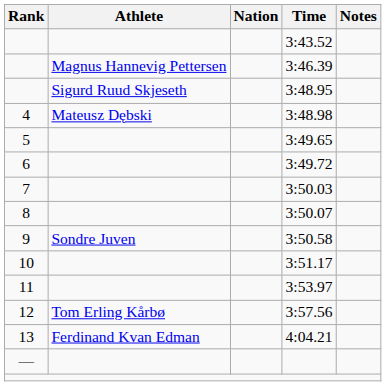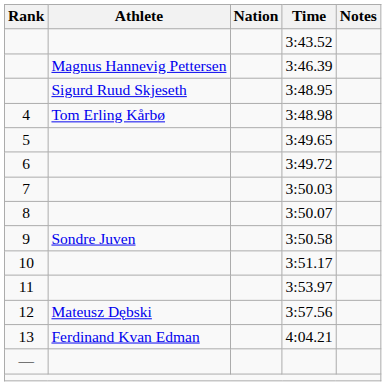(102, 115) Mateusz Dębski -> (108, 115) Tom Erling Kårbø
(108, 312) Tom Erling Kårbø -> (102, 312) Mateusz Dębski
